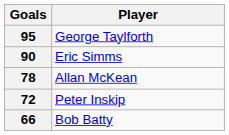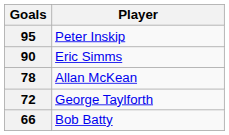(104, 36) George Taylforth -> (90, 36) Peter Inskip
(90, 99) Peter Inskip -> (104, 99) George Taylforth
